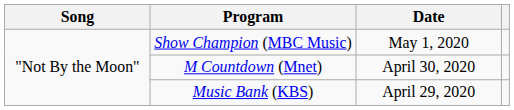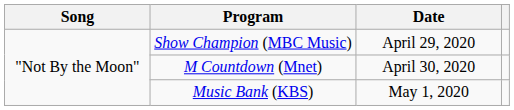(429, 42) May 1, 2020 -> (429, 42) April 29, 2020
(429, 92) April 29, 2020 -> (429, 92) May 1, 2020
